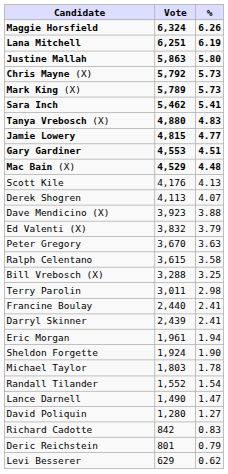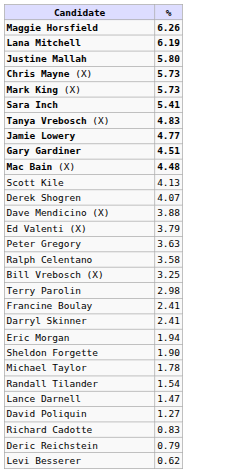- column: (175, 12)
